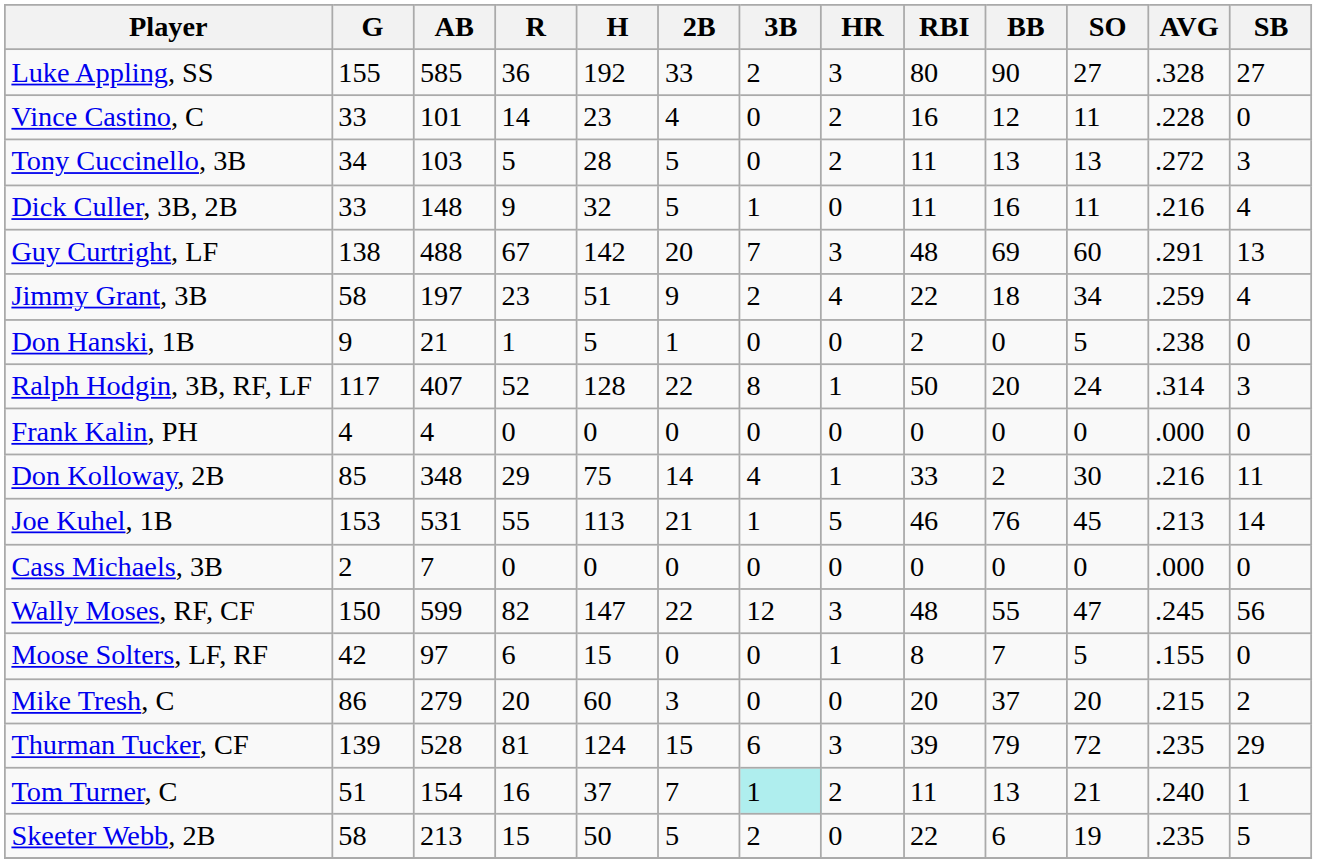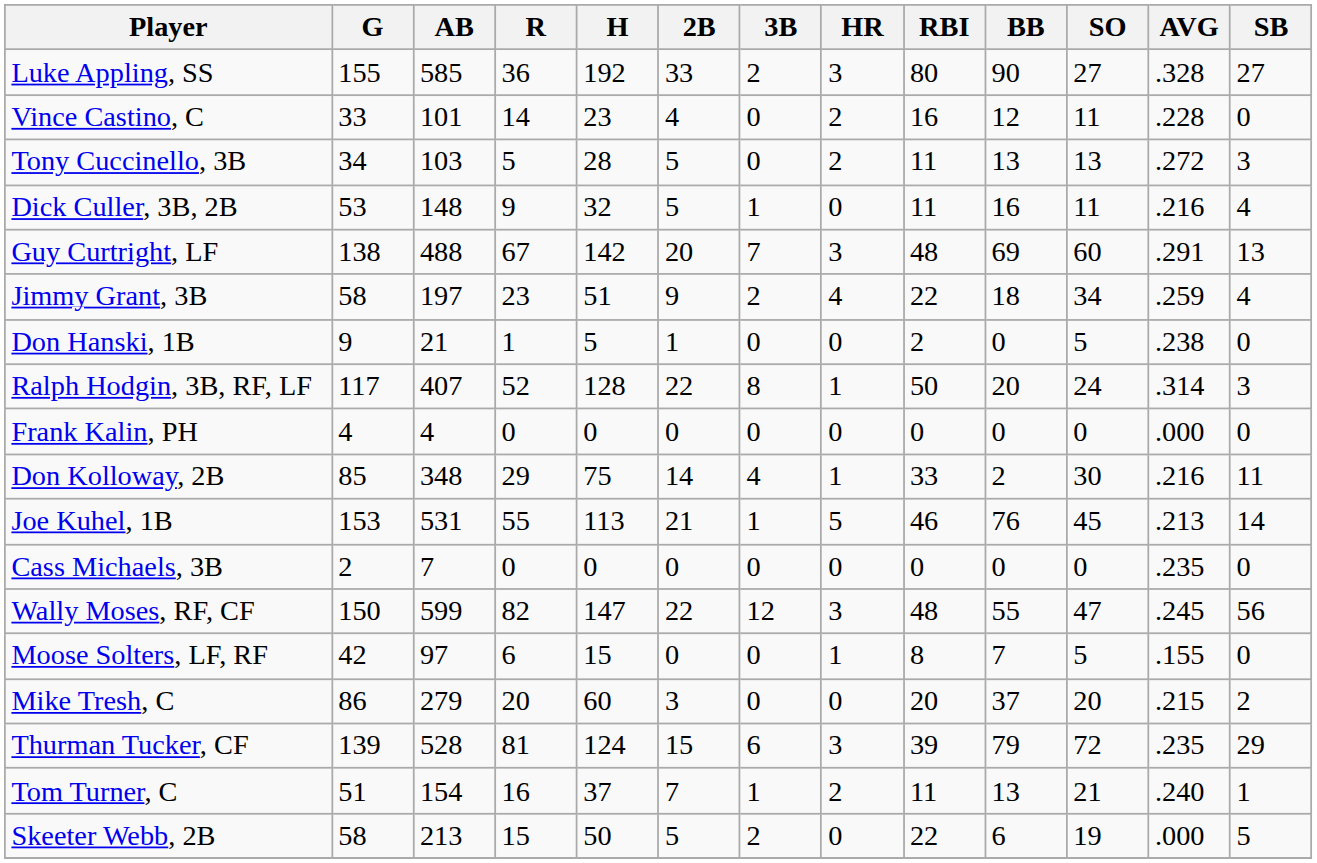(352, 206) 33 -> (352, 206) 53
(1180, 565) .000 -> (1180, 565) .235
(754, 790) paleturquoise background -> (754, 790) no background
(1180, 835) .235 -> (1180, 835) .000
